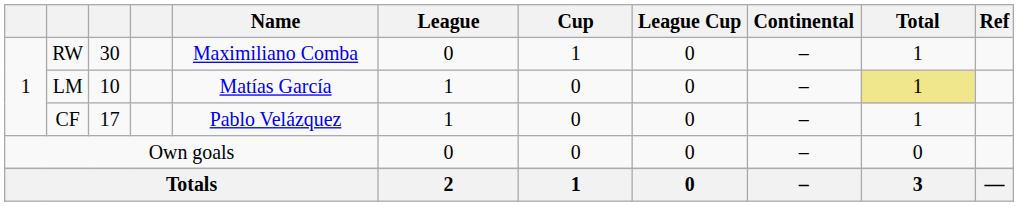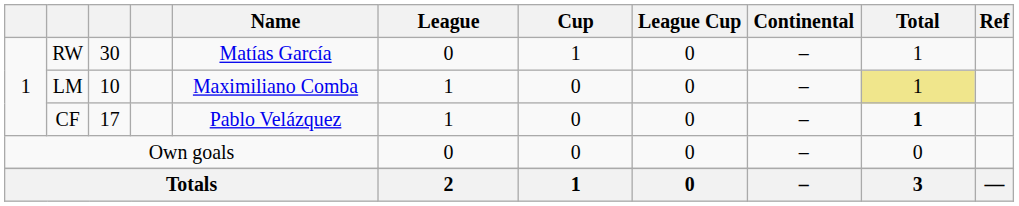(276, 53) Maximiliano Comba -> (276, 53) Matías García
(276, 86) Matías García -> (276, 86) Maximiliano Comba
(918, 119) normal -> (918, 119) bold
